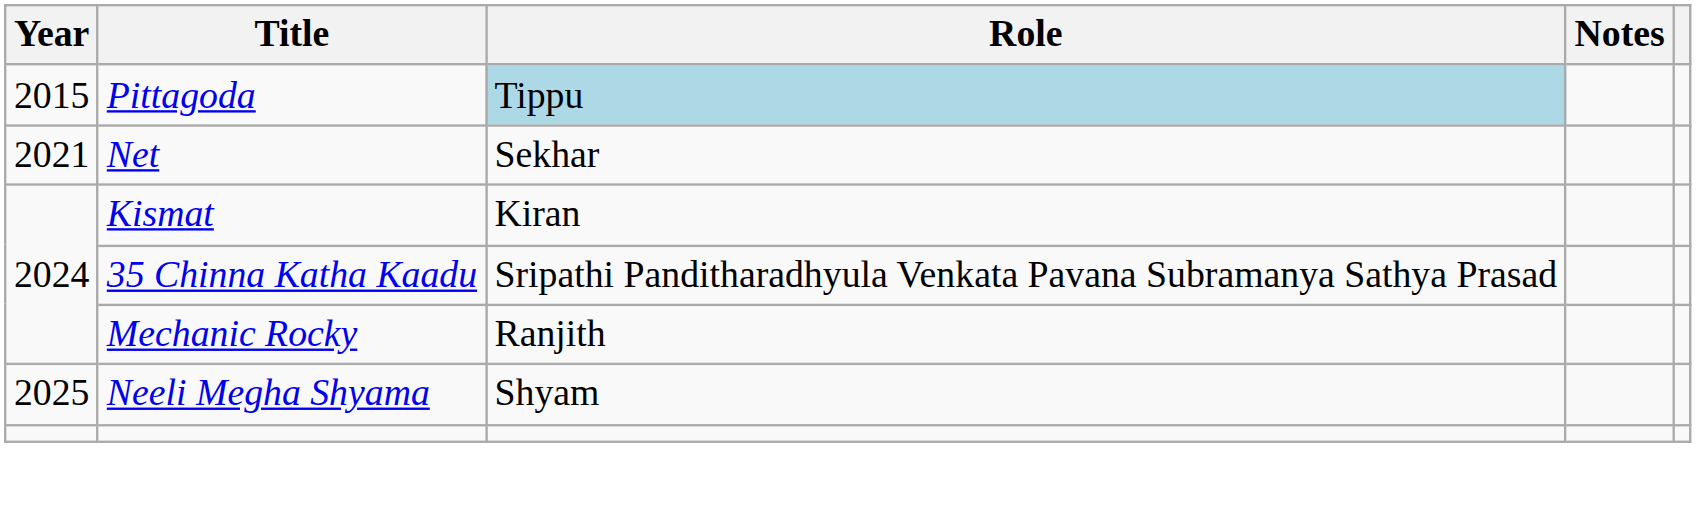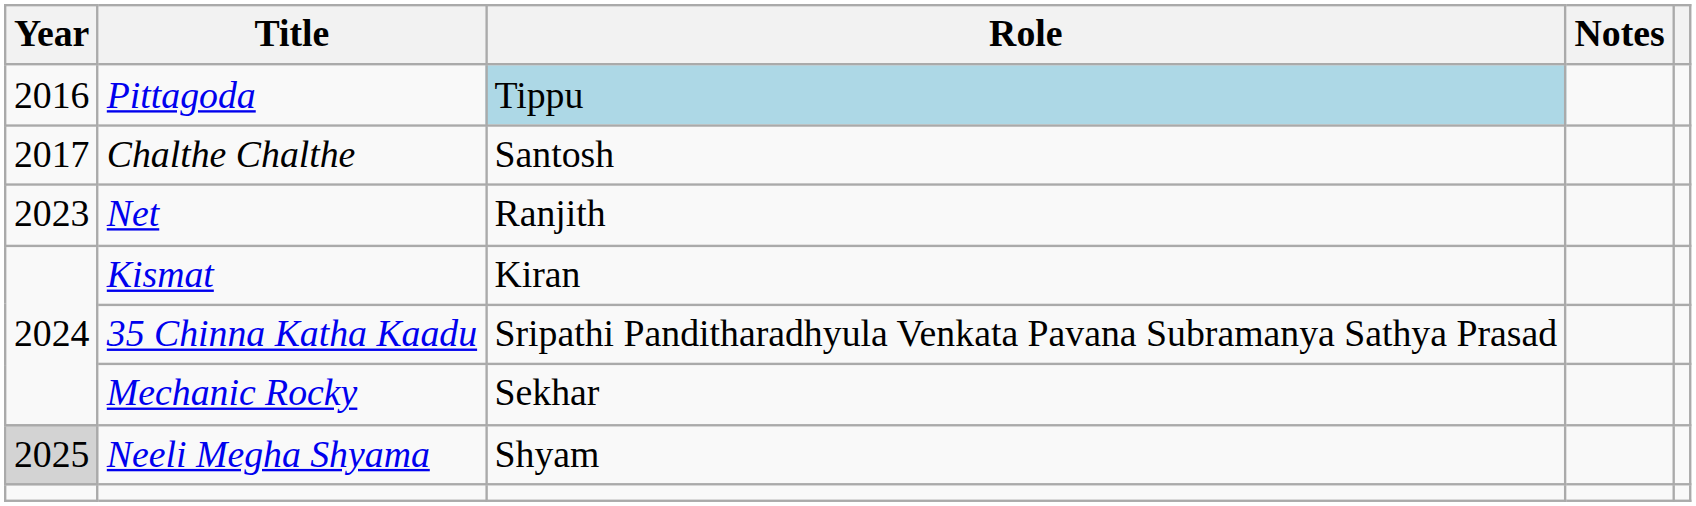(52, 94) 2015 -> (52, 94) 2016
+ row: (231, 154)
(52, 154) 2021 -> (52, 214) 2023
(547, 154) Sekhar -> (550, 214) Ranjith
(550, 333) Ranjith -> (547, 393) Sekhar
(52, 393) no background -> (52, 453) lightgrey background
